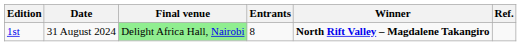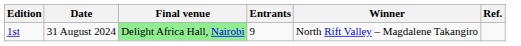(252, 31) 8 -> (252, 31) 9
(393, 31) bold -> (387, 31) normal
